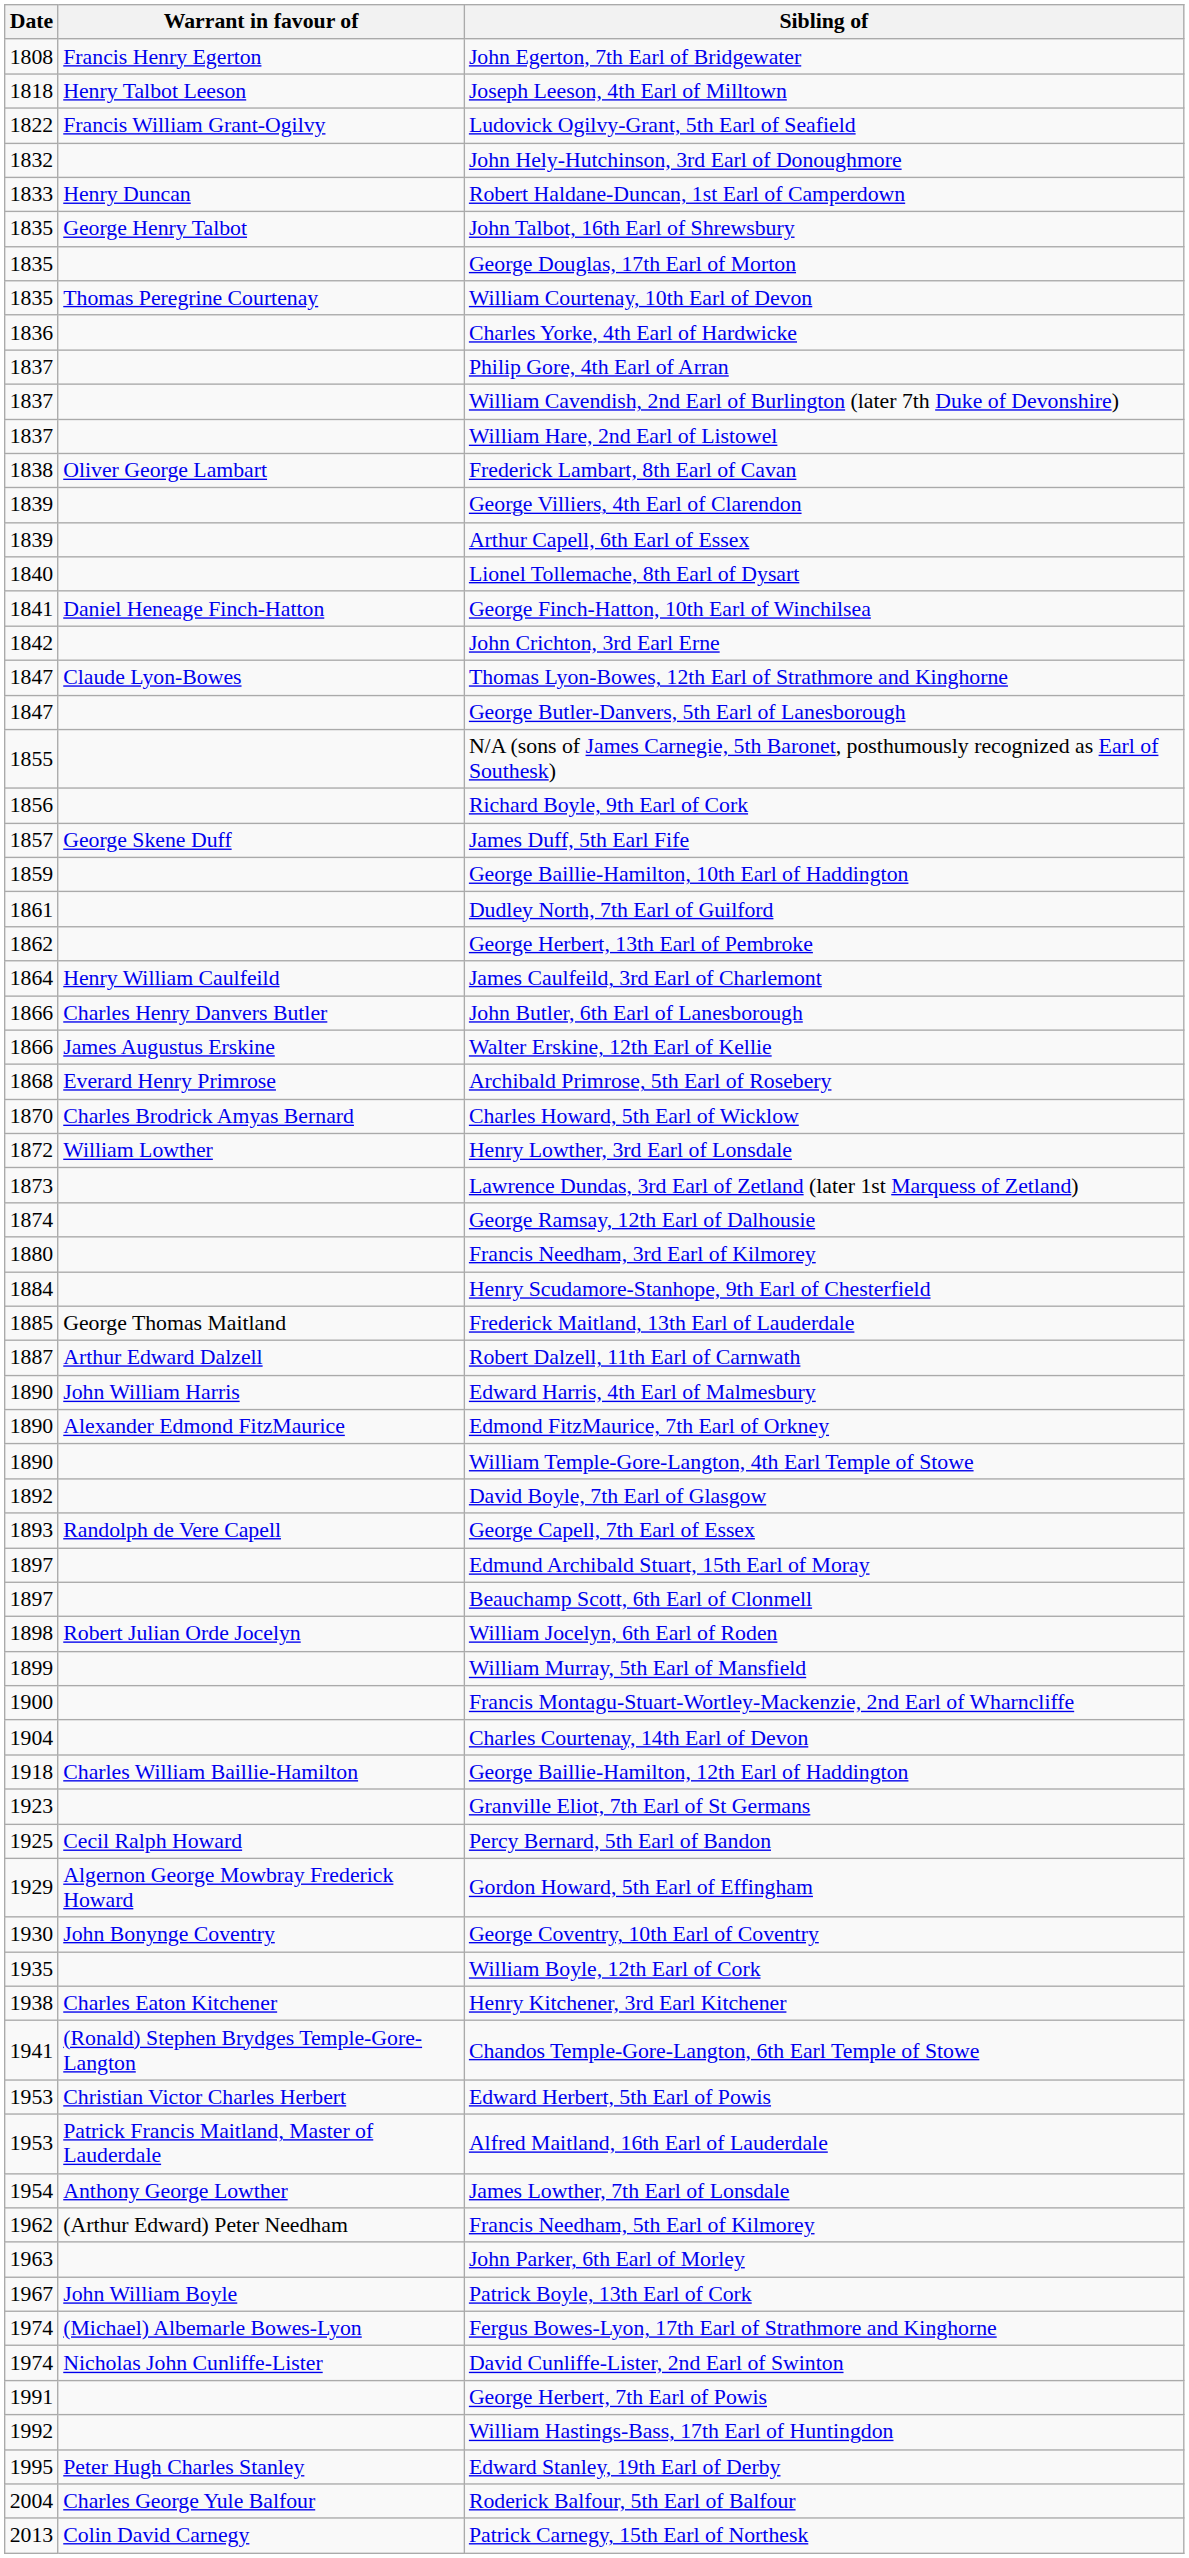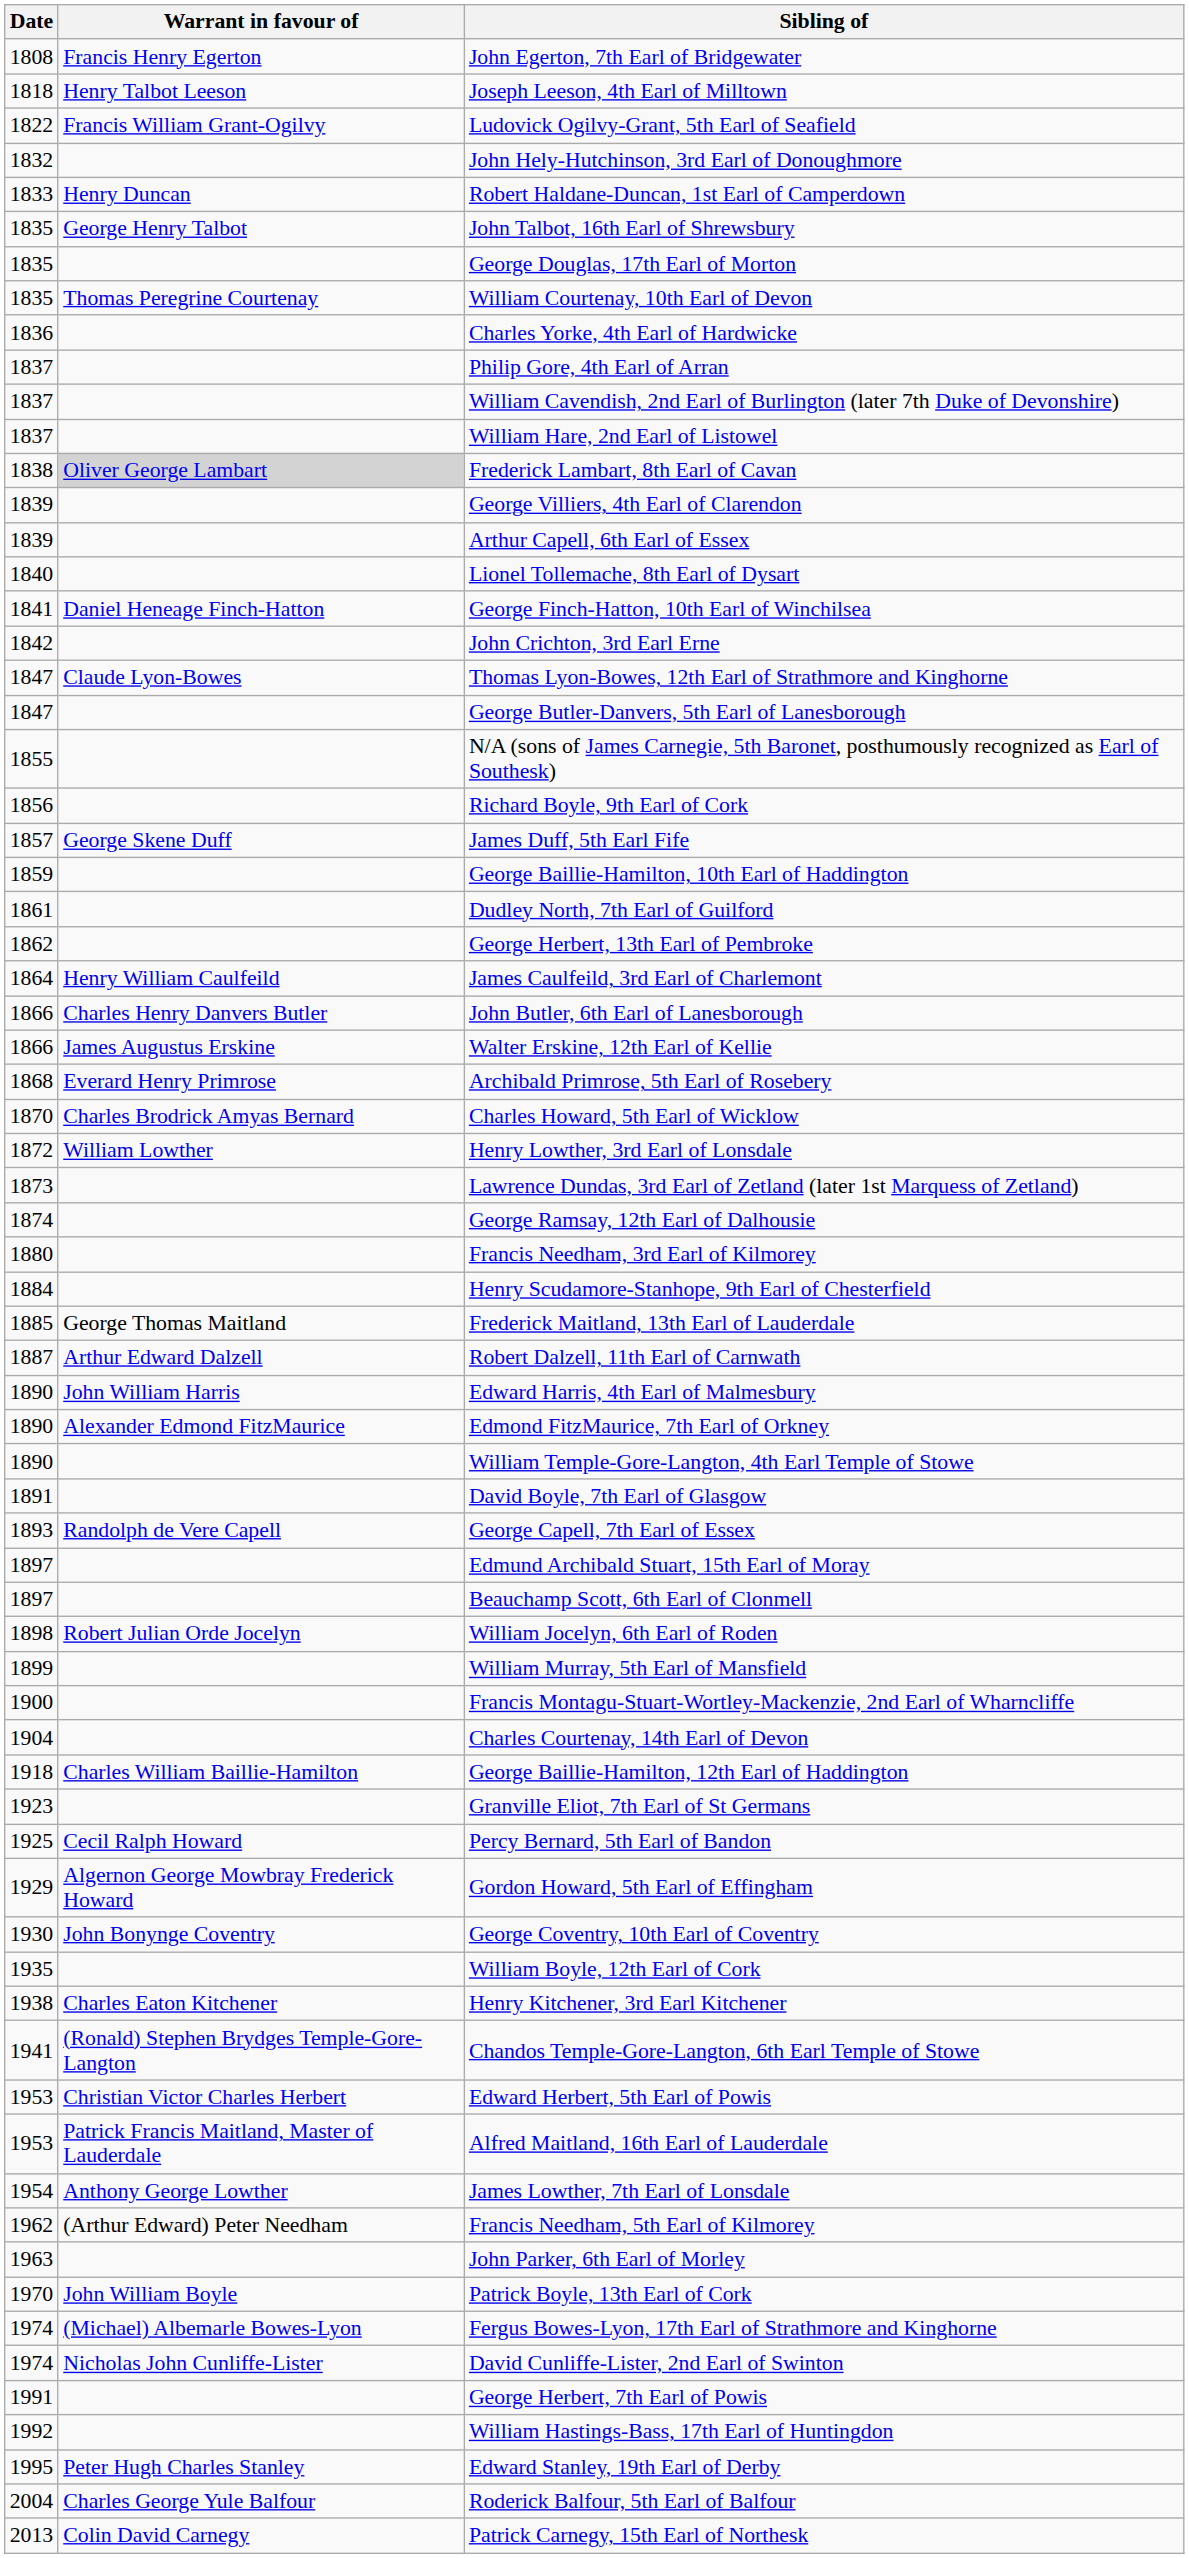(165, 470) no background -> (165, 470) lightgrey background
(31, 1495) 1892 -> (31, 1495) 1891
(31, 2293) 1967 -> (31, 2293) 1970
